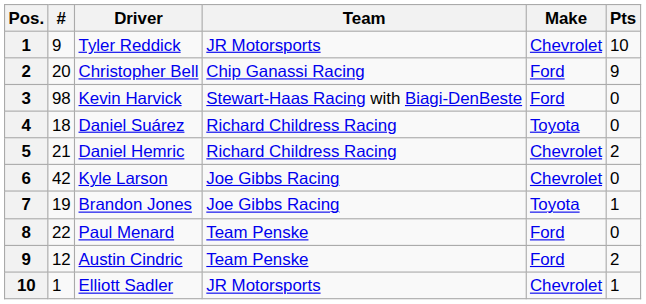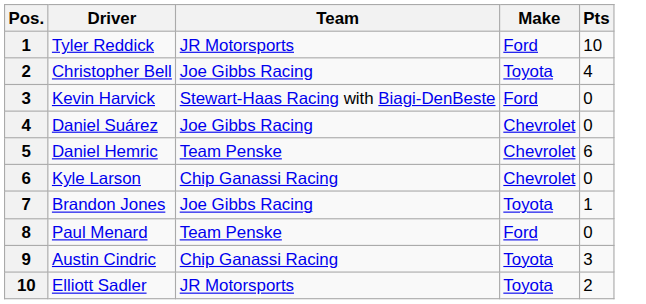- column: (61, 18)
(566, 45) Chevrolet -> (521, 45) Ford
(285, 72) Chip Ganassi Racing -> (246, 72) Joe Gibbs Racing
(547, 72) Ford -> (528, 72) Toyota
(615, 72) 9 -> (588, 72) 4
(301, 125) Richard Childress Racing -> (246, 125) Joe Gibbs Racing
(555, 125) Toyota -> (539, 125) Chevrolet
(301, 152) Richard Childress Racing -> (231, 152) Team Penske
(615, 152) 2 -> (588, 152) 6
(273, 178) Joe Gibbs Racing -> (259, 178) Chip Ganassi Racing
(257, 258) Team Penske -> (259, 258) Chip Ganassi Racing
(547, 258) Ford -> (528, 258) Toyota
(615, 258) 2 -> (588, 258) 3
(566, 285) Chevrolet -> (528, 285) Toyota
(615, 285) 1 -> (588, 285) 2
